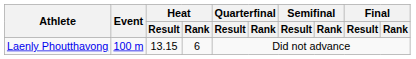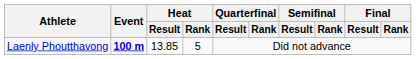(128, 46) normal -> (129, 46) bold
(164, 46) 13.15 -> (165, 46) 13.85
(197, 46) 6 -> (198, 46) 5
